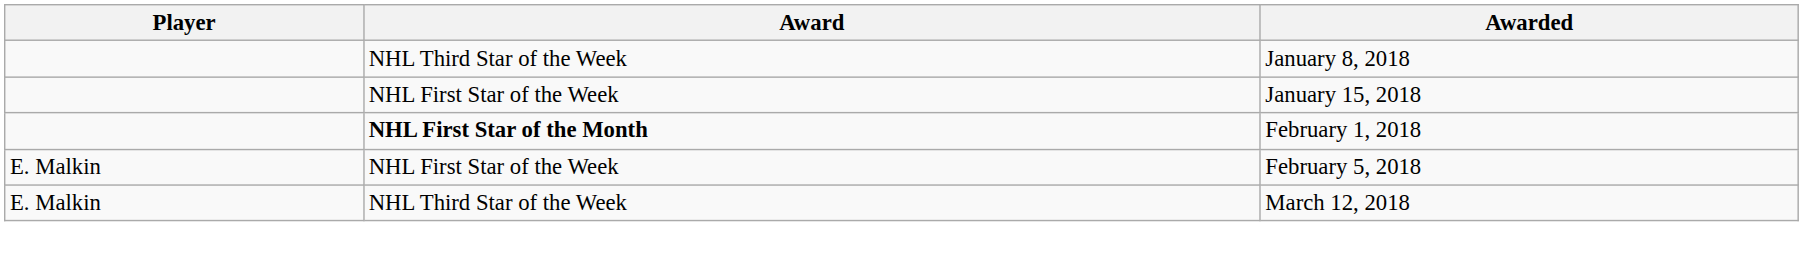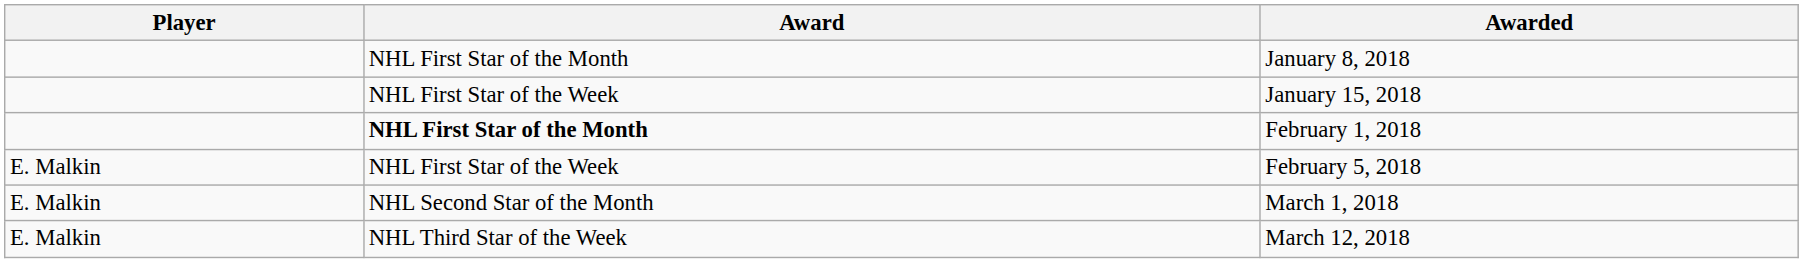(498, 58) NHL Third Star of the Week -> (499, 58) NHL First Star of the Month
+ row: (1332, 202)
